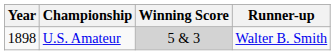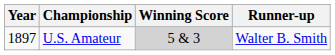(22, 38) 1898 -> (22, 38) 1897
